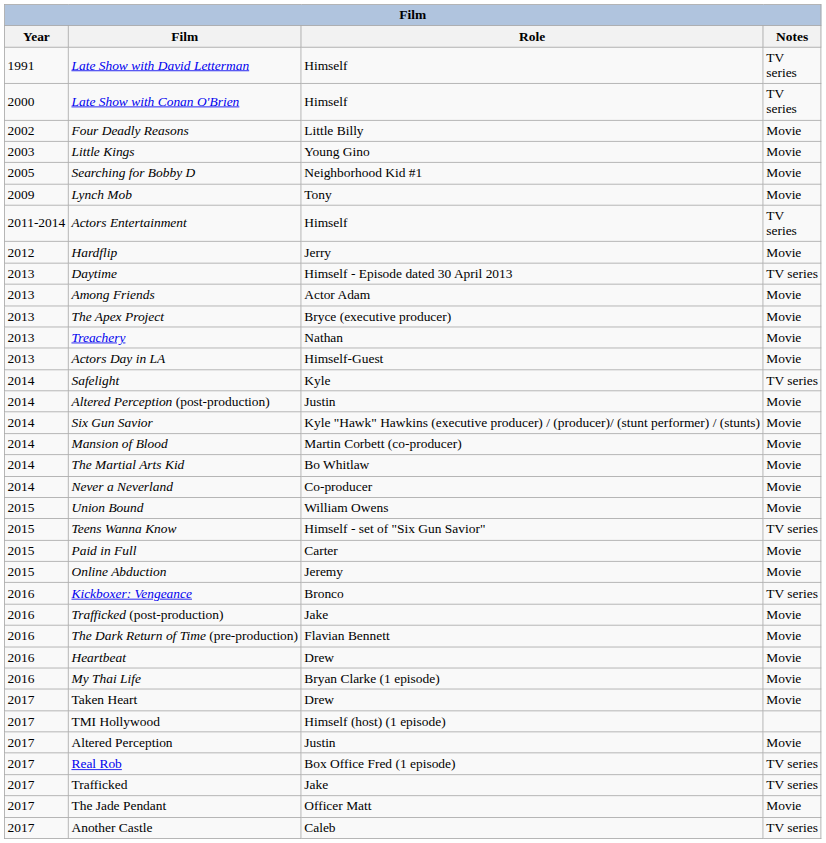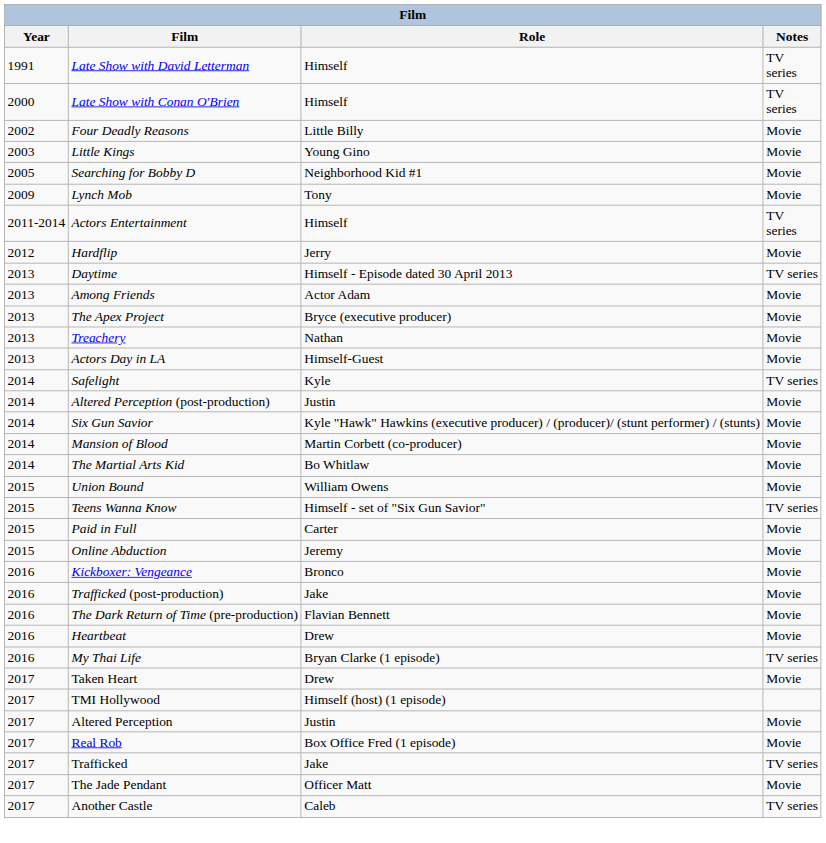- row: (122, 486)
(792, 593) TV series -> (784, 572) Movie
(784, 678) Movie -> (792, 657) TV series
(792, 763) TV series -> (784, 742) Movie
